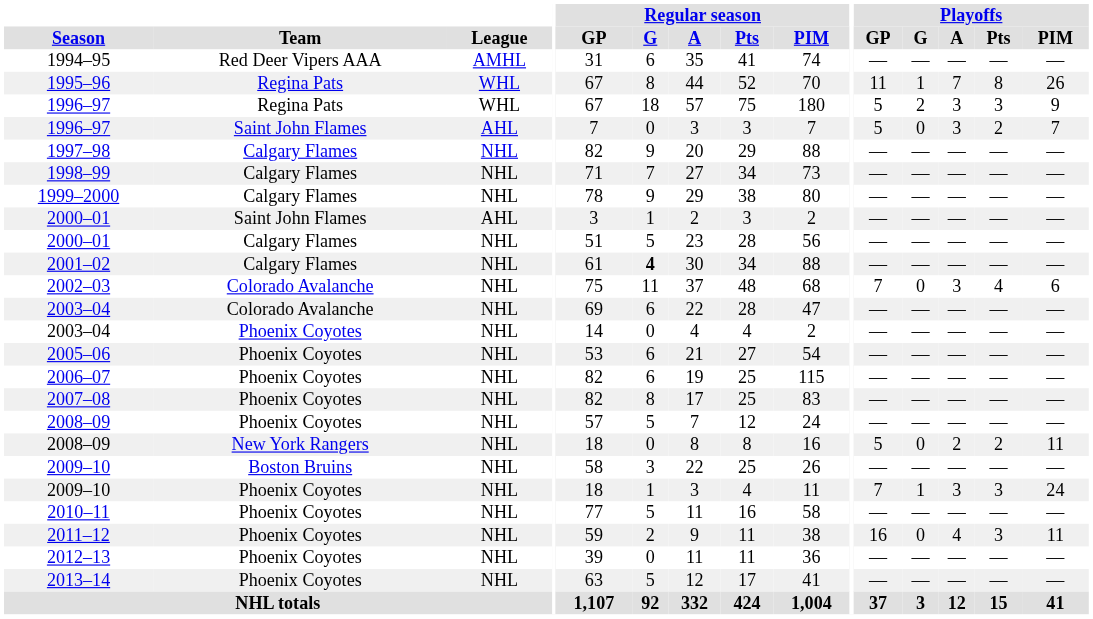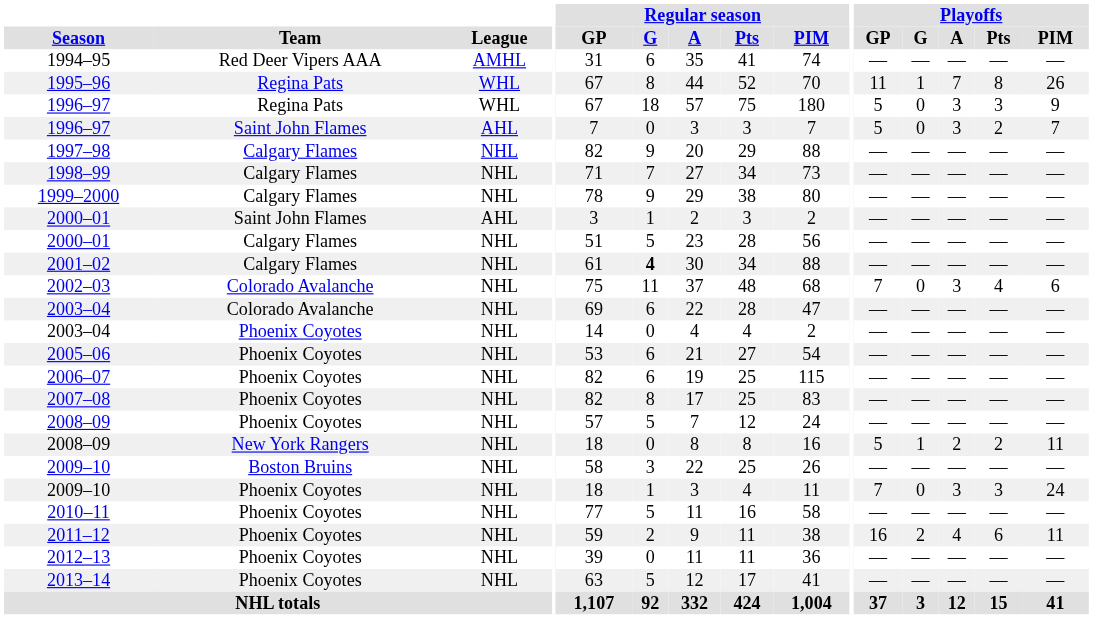(921, 105) 2 -> (921, 105) 0
(921, 444) 0 -> (921, 444) 1
(921, 489) 1 -> (921, 489) 0
(921, 535) 0 -> (921, 535) 2
(998, 535) 3 -> (998, 535) 6
